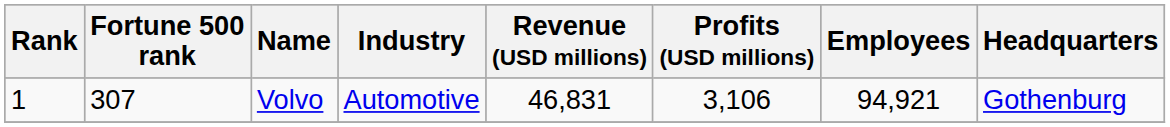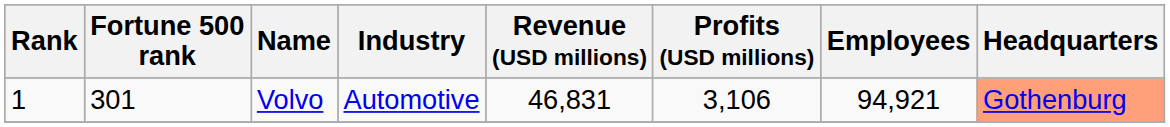(113, 99) 307 -> (113, 99) 301
(1055, 99) no background -> (1055, 99) lightsalmon background
